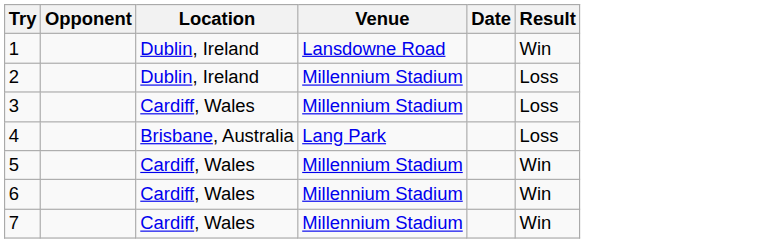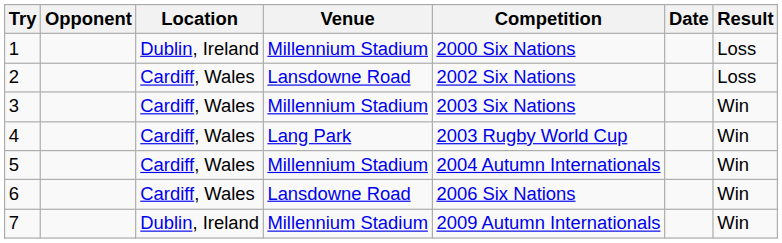+ column: (548, 19)
(374, 48) Lansdowne Road -> (348, 48) Millennium Stadium
(535, 48) Win -> (737, 48) Loss
(200, 77) Dublin, Ireland -> (198, 77) Cardiff, Wales
(382, 77) Millennium Stadium -> (339, 77) Lansdowne Road
(539, 106) Loss -> (733, 106) Win
(217, 135) Brisbane, Australia -> (198, 135) Cardiff, Wales
(539, 135) Loss -> (733, 135) Win
(382, 194) Millennium Stadium -> (339, 194) Lansdowne Road
(198, 223) Cardiff, Wales -> (200, 223) Dublin, Ireland
